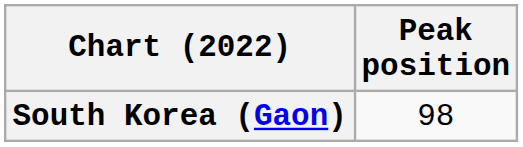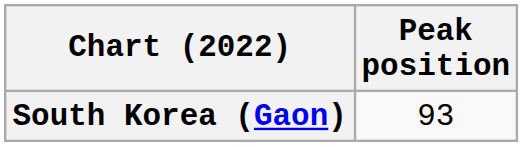(436, 117) 98 -> (436, 117) 93
